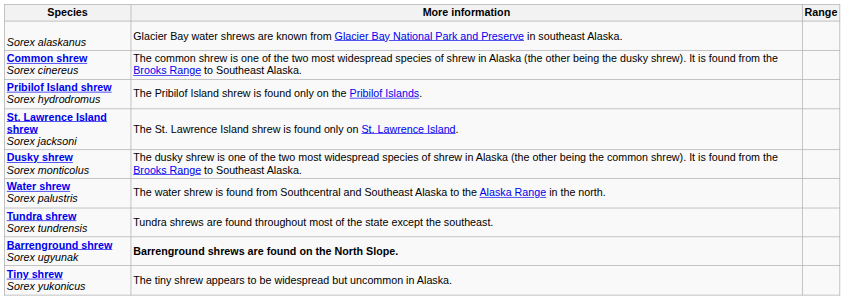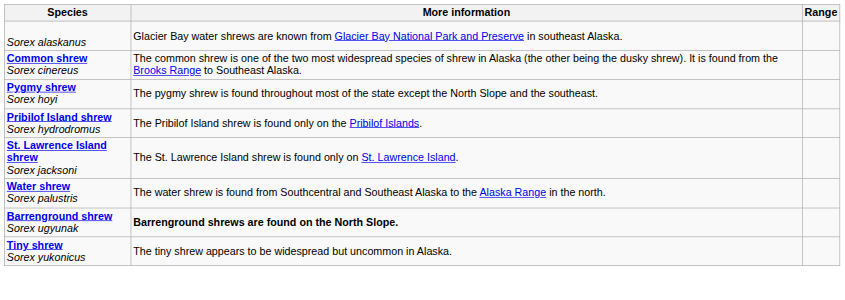+ row: (41, 94)
- row: (48, 164)
- row: (47, 222)
